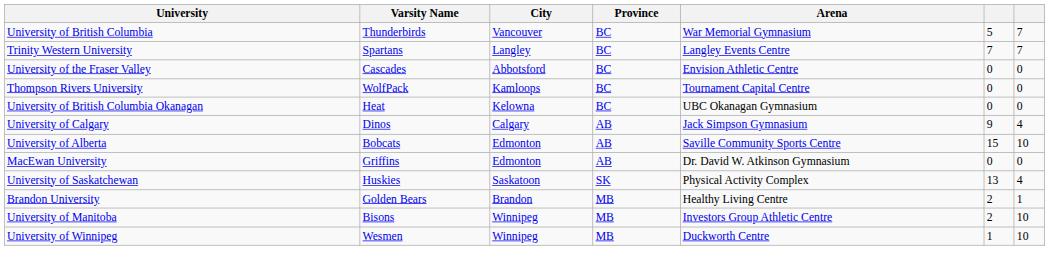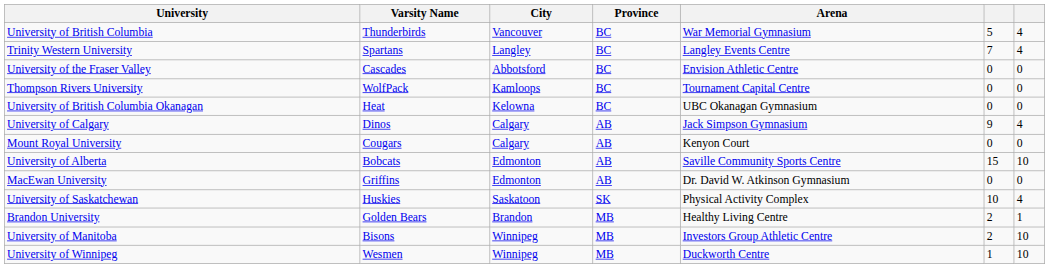(1020, 32) 7 -> (1020, 32) 4
(1020, 50) 7 -> (1020, 50) 4
+ row: (64, 143)
(993, 180) 13 -> (993, 198) 10
